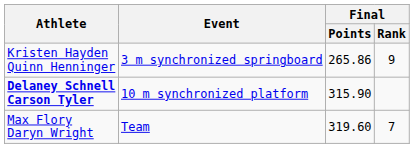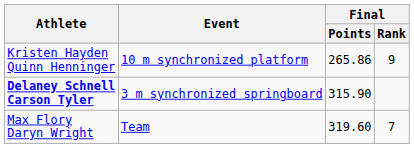(222, 60) 3 m synchronized springboard -> (215, 60) 10 m synchronized platform
(215, 93) 10 m synchronized platform -> (222, 93) 3 m synchronized springboard
